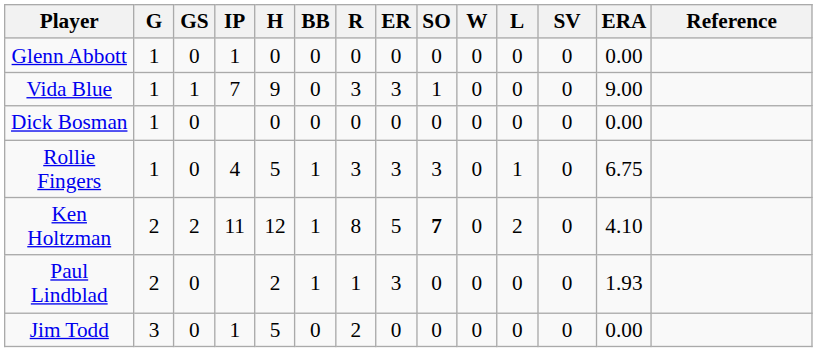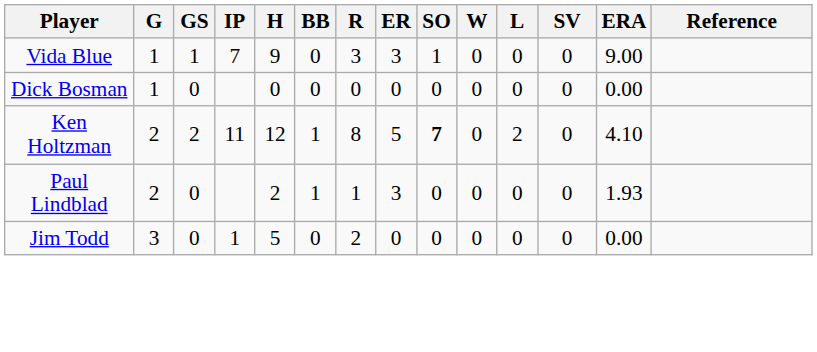- row: (69, 55)
- row: (69, 168)
